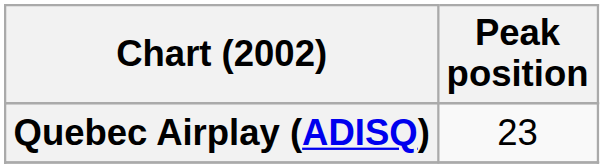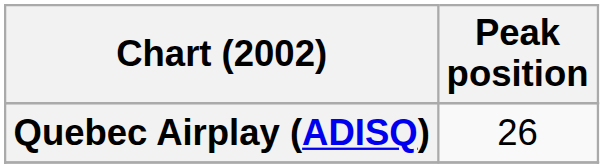(518, 132) 23 -> (518, 132) 26
